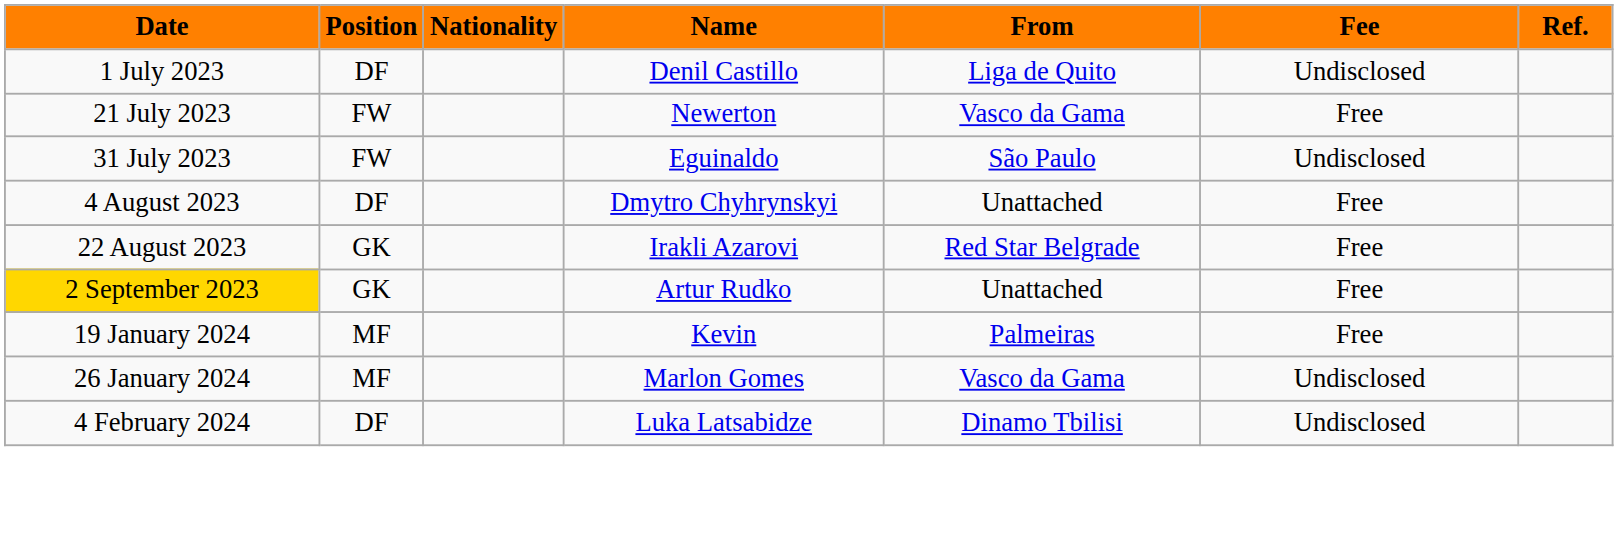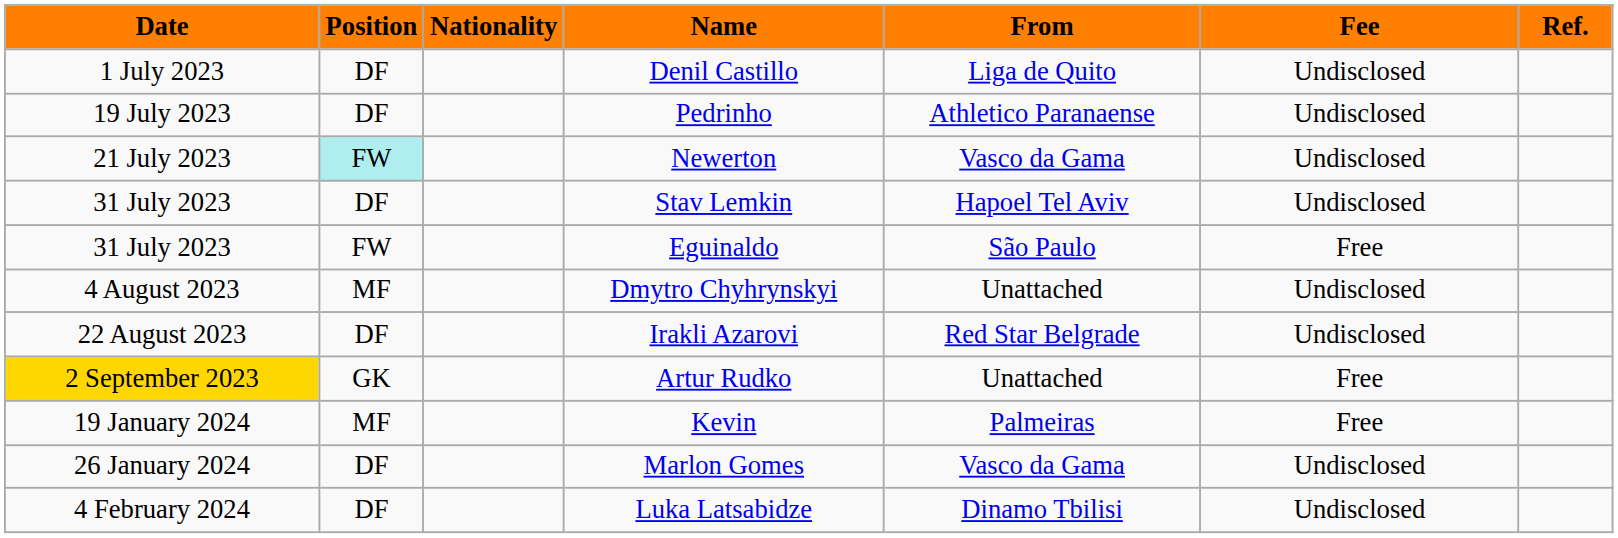+ row: (724, 114)
(371, 114) no background -> (371, 158) paleturquoise background
(1360, 114) Free -> (1360, 158) Undisclosed
+ row: (724, 202)
(1360, 158) Undisclosed -> (1360, 246) Free
(371, 202) DF -> (371, 290) MF
(1360, 202) Free -> (1360, 290) Undisclosed
(371, 246) GK -> (371, 334) DF
(1360, 246) Free -> (1360, 334) Undisclosed
(371, 378) MF -> (371, 466) DF
